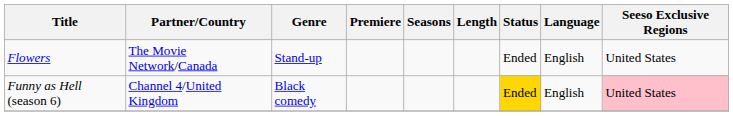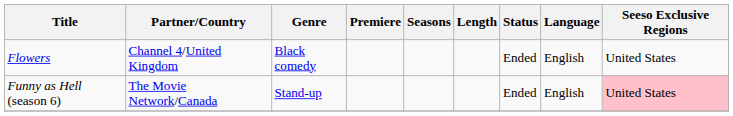(173, 57) The Movie Network/Canada -> (175, 57) Channel 4/United Kingdom
(298, 57) Stand-up -> (295, 57) Black comedy
(175, 93) Channel 4/United Kingdom -> (173, 93) The Movie Network/Canada
(295, 93) Black comedy -> (298, 93) Stand-up
(520, 93) gold background -> (520, 93) no background
